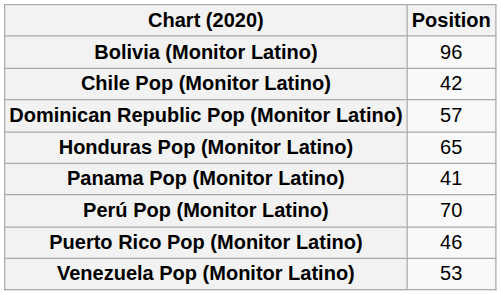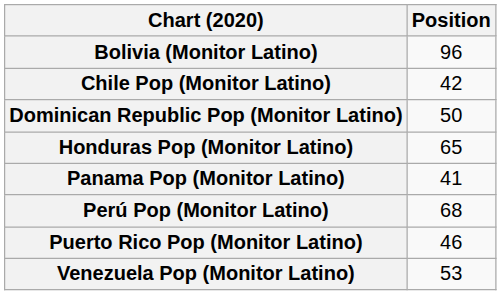(451, 115) 57 -> (451, 115) 50
(451, 210) 70 -> (451, 210) 68
